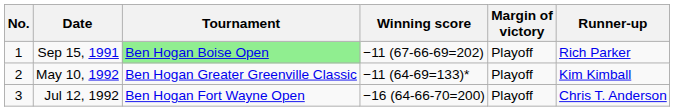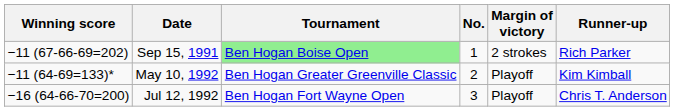columns swapped: (19, 23) <-> (424, 23)
(512, 52) Playoff -> (519, 52) 2 strokes
